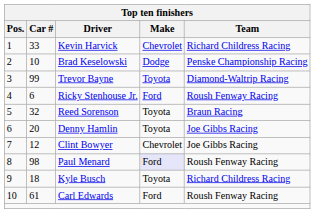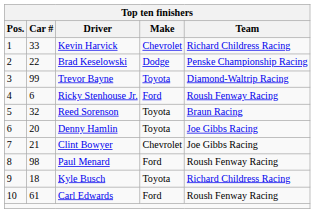(34, 62) 10 -> (34, 62) 22
(34, 145) 12 -> (34, 145) 21
(152, 161) lavender background -> (152, 161) no background
